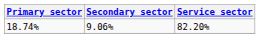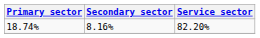(100, 26) 9.06% -> (100, 26) 8.16%
